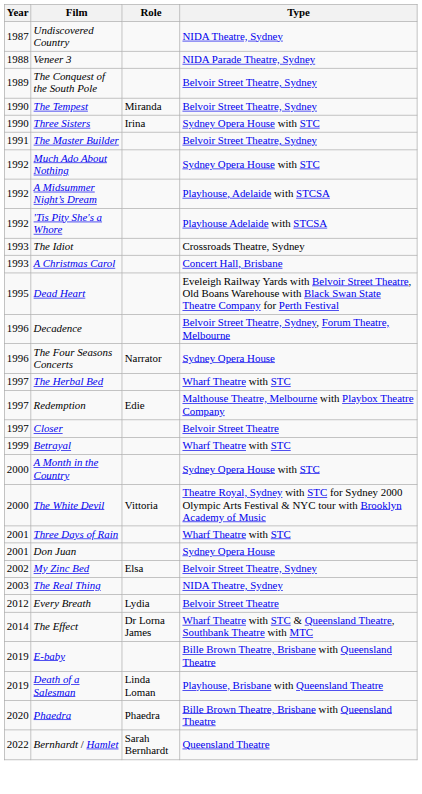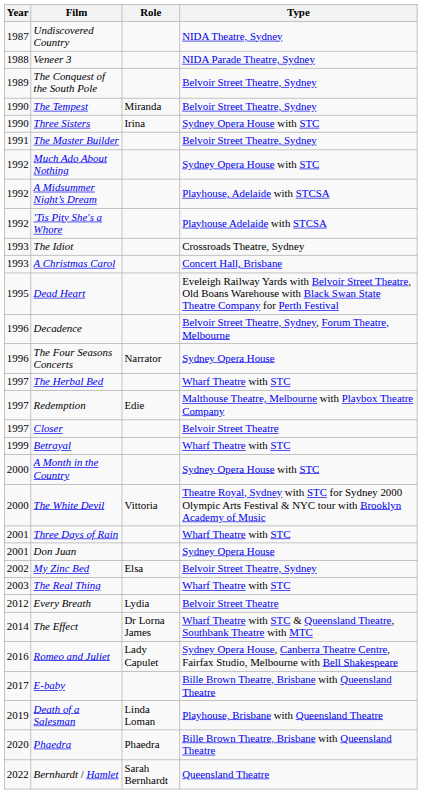(233, 586) NIDA Theatre, Sydney -> (236, 586) Wharf Theatre with STC
+ row: (72, 656)
(18, 656) 2019 -> (18, 685) 2017
